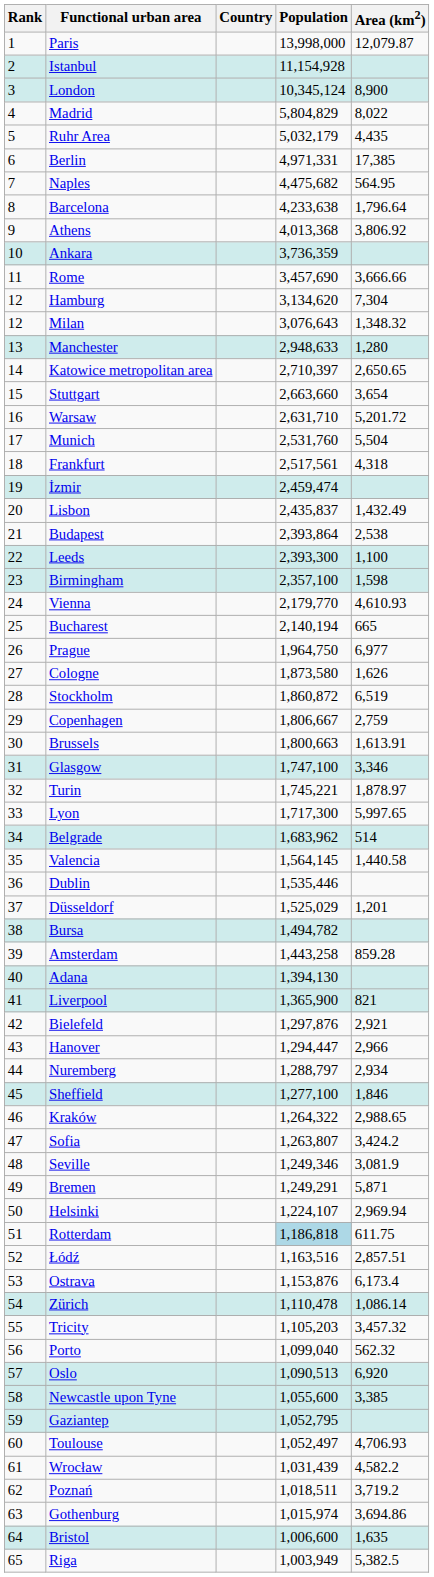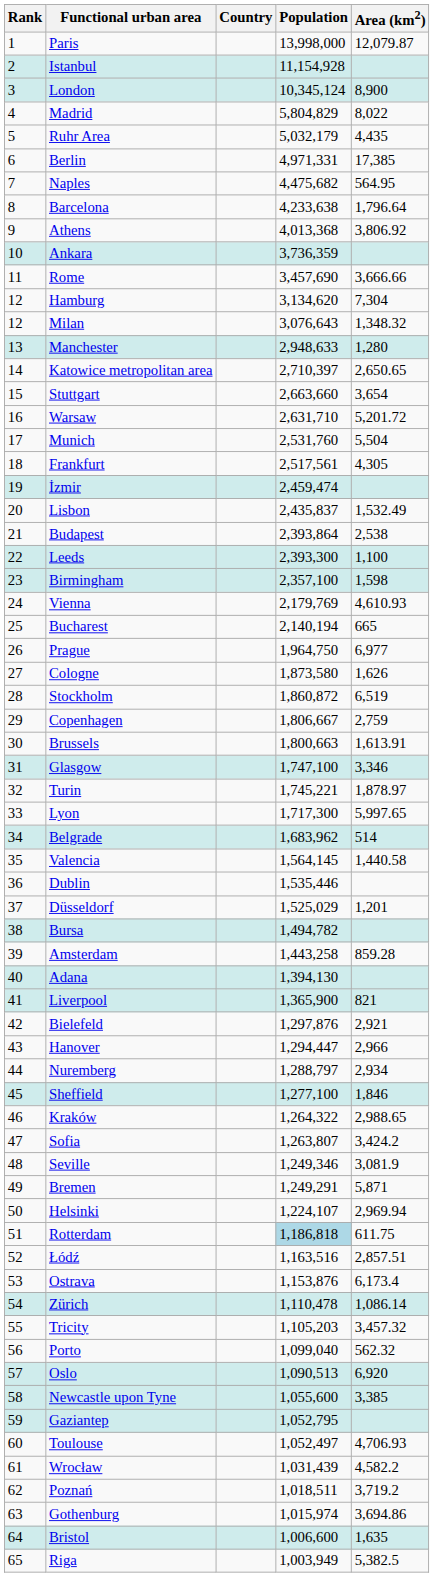(371, 463) 4,318 -> (371, 463) 4,305
(380, 510) 1,432.49 -> (380, 510) 1,532.49
(309, 603) 2,179,770 -> (309, 603) 2,179,769
